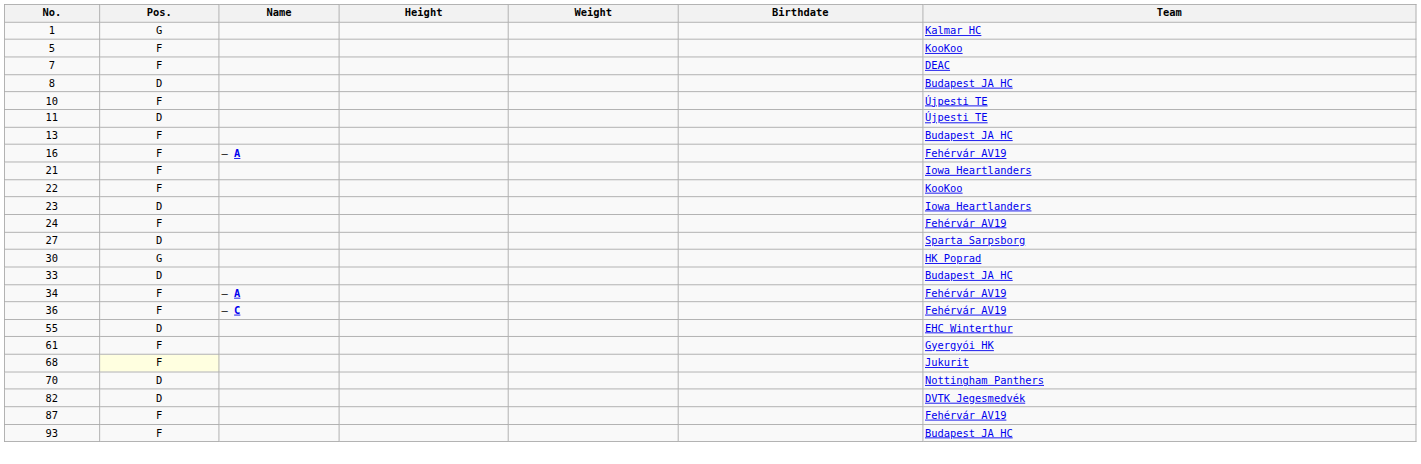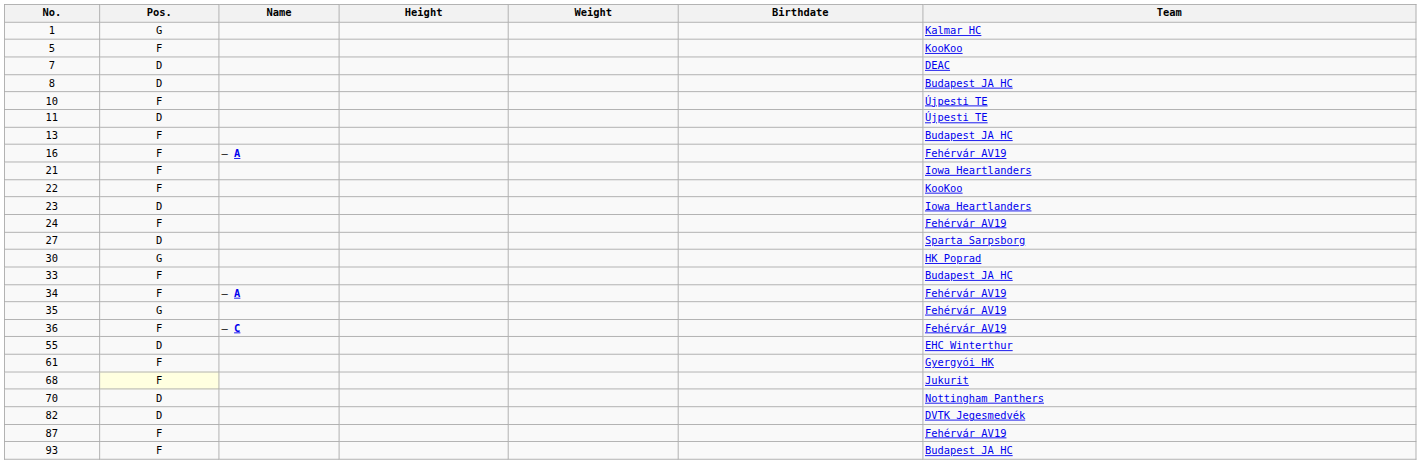(159, 65) F -> (159, 65) D
(159, 275) D -> (159, 275) F
+ row: (52, 310)
